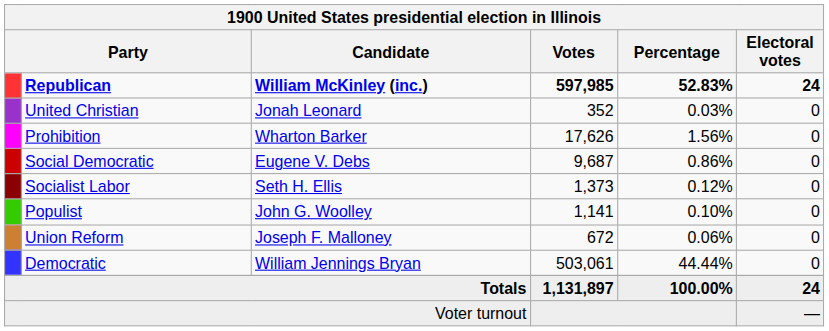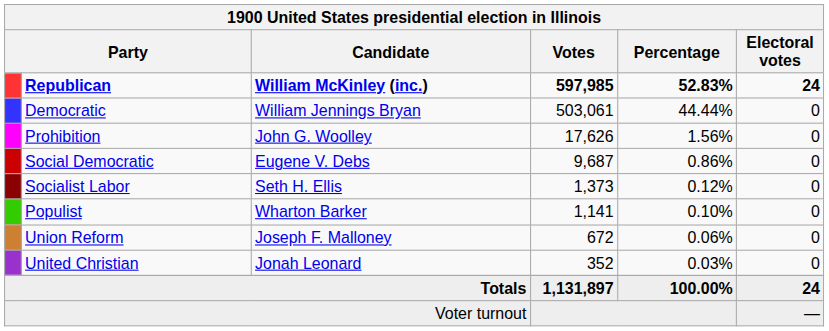rows swapped: (65, 263) <-> (82, 111)
(311, 136) Wharton Barker -> (313, 136) John G. Woolley
(313, 212) John G. Woolley -> (311, 212) Wharton Barker
